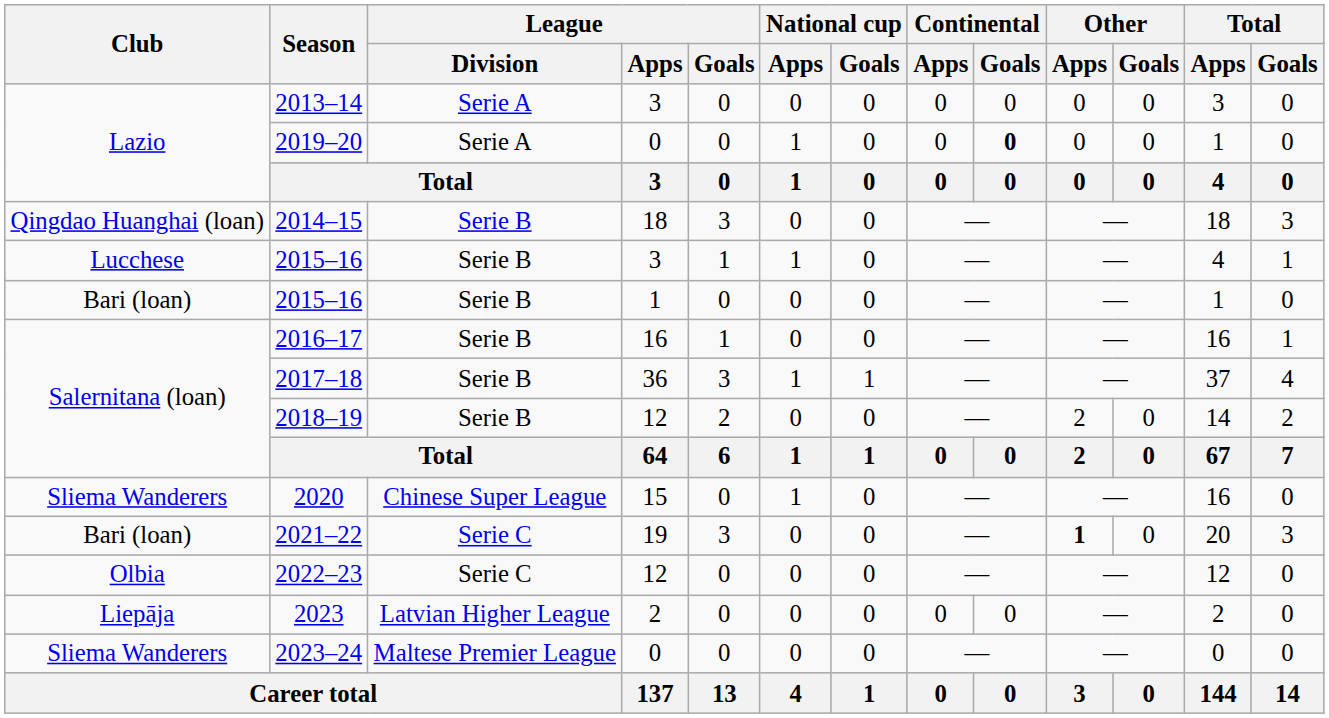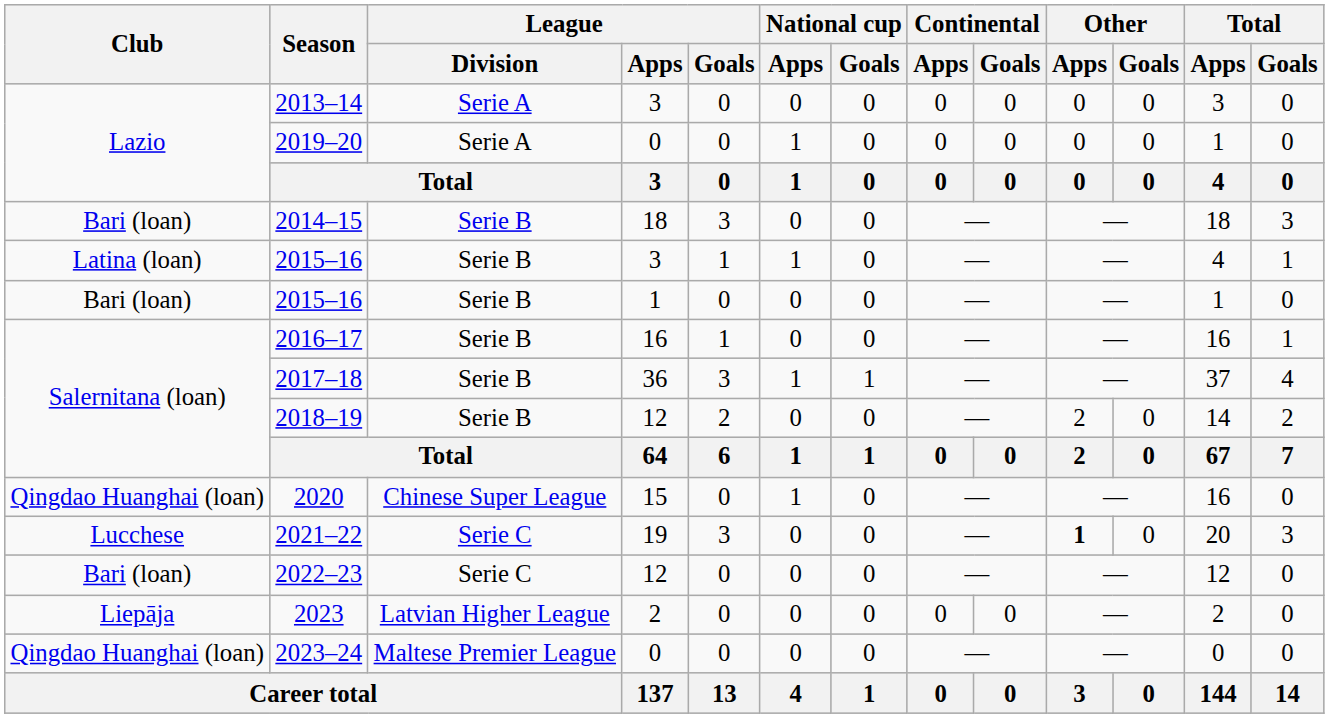(1010, 142) bold -> (1010, 142) normal
(137, 220) Qingdao Huanghai (loan) -> (137, 220) Bari (loan)
(137, 260) Lucchese -> (137, 260) Latina (loan)
(137, 496) Sliema Wanderers -> (137, 496) Qingdao Huanghai (loan)
(137, 535) Bari (loan) -> (137, 535) Lucchese
(137, 574) Olbia -> (137, 574) Bari (loan)
(137, 653) Sliema Wanderers -> (137, 653) Qingdao Huanghai (loan)
